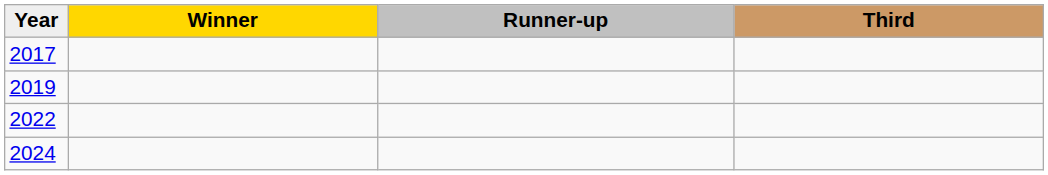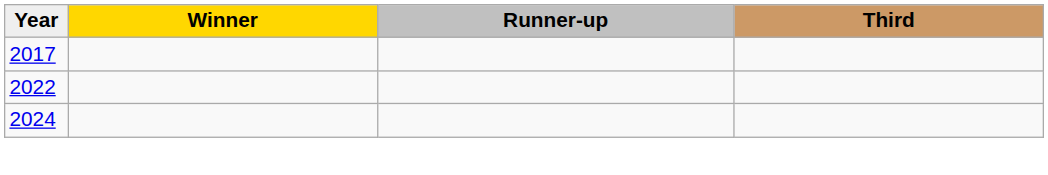- row: (33, 86)
